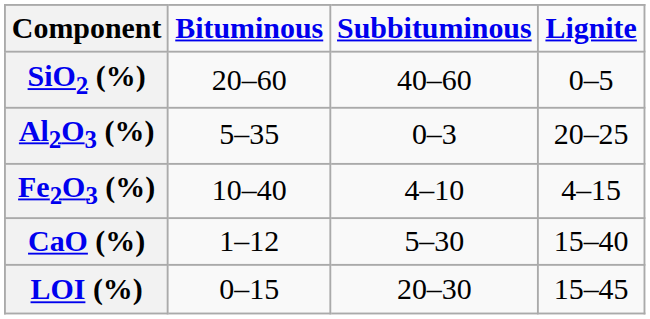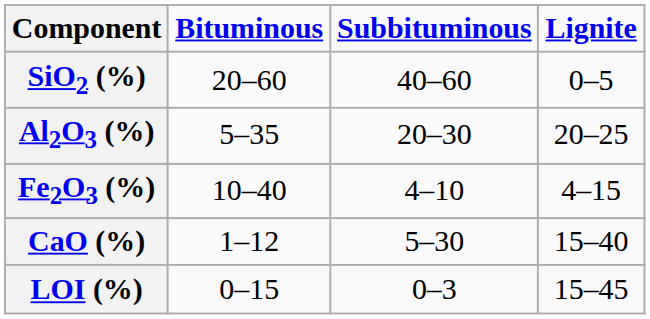(434, 134) 0–3 -> (434, 134) 20–30
(434, 288) 20–30 -> (434, 288) 0–3
